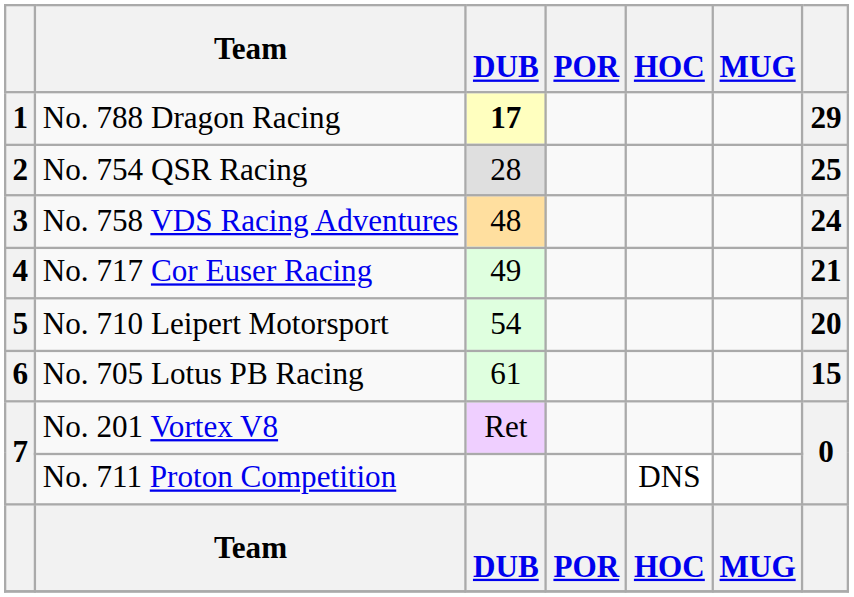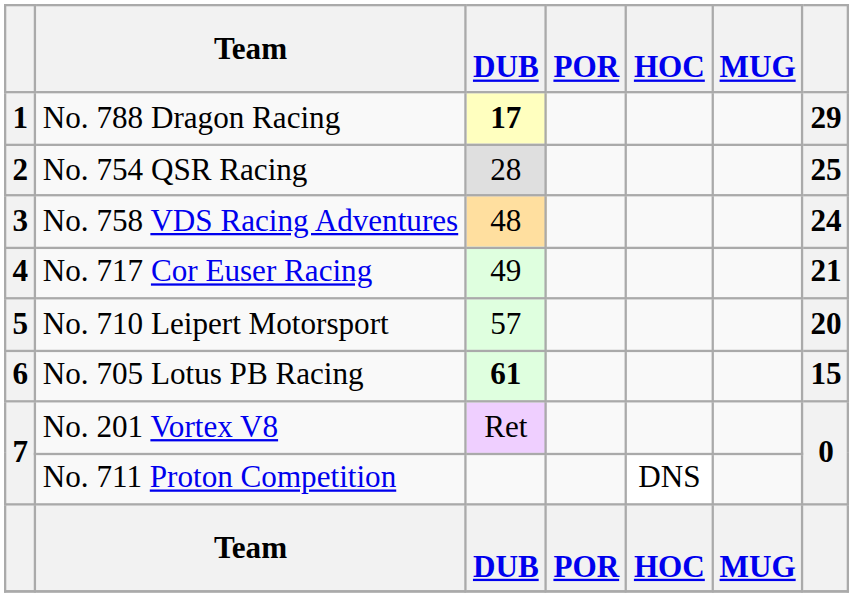(506, 323) 54 -> (506, 323) 57
(506, 374) normal -> (506, 374) bold
